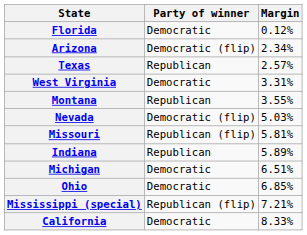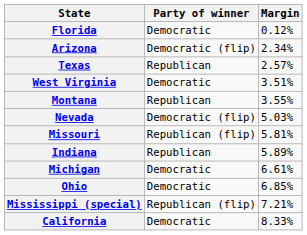(277, 83) 3.31% -> (277, 83) 3.51%
(277, 169) 6.51% -> (277, 169) 6.61%
